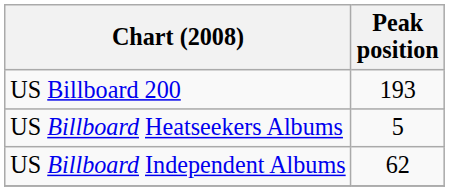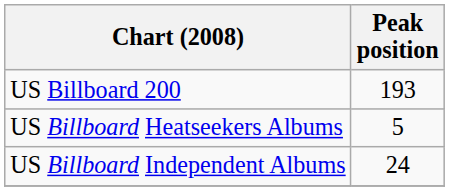(398, 165) 62 -> (398, 165) 24
